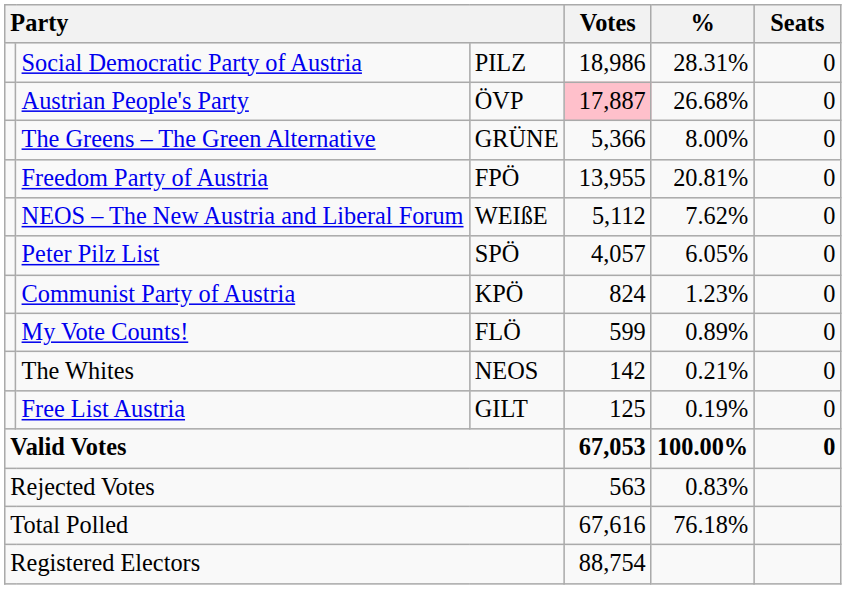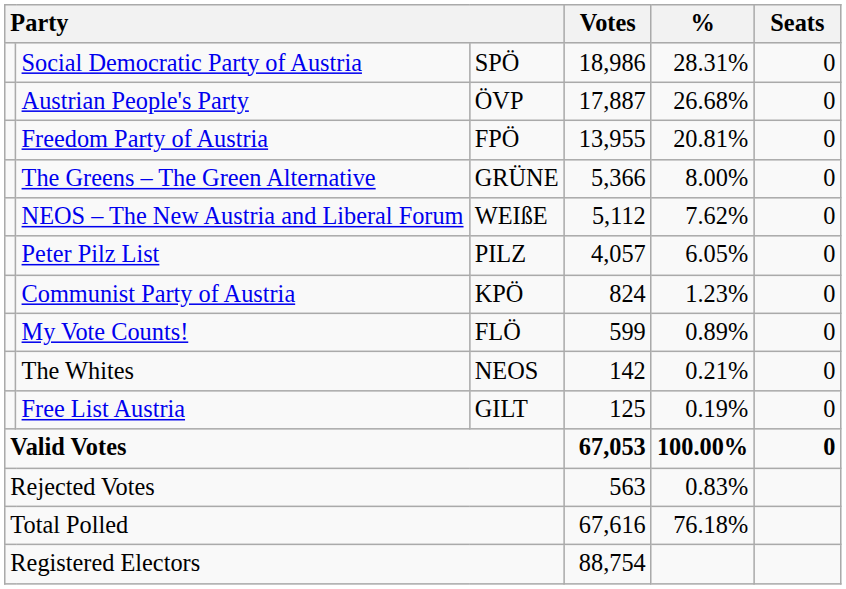(500, 62) PILZ -> (497, 62) SPÖ
(612, 100) pink background -> (612, 100) no background
rows swapped: (145, 178) <-> (199, 139)
(497, 255) SPÖ -> (500, 255) PILZ
